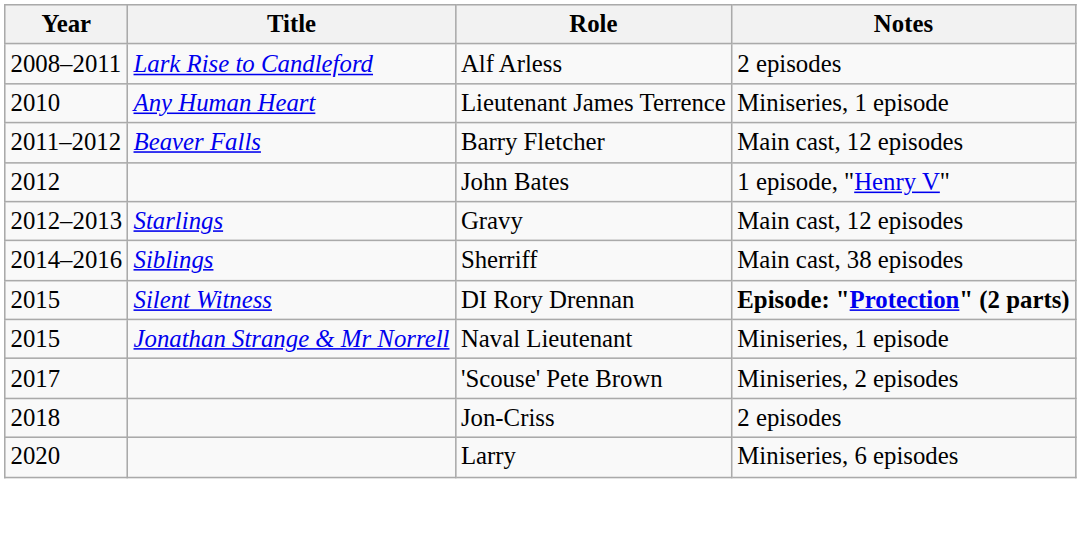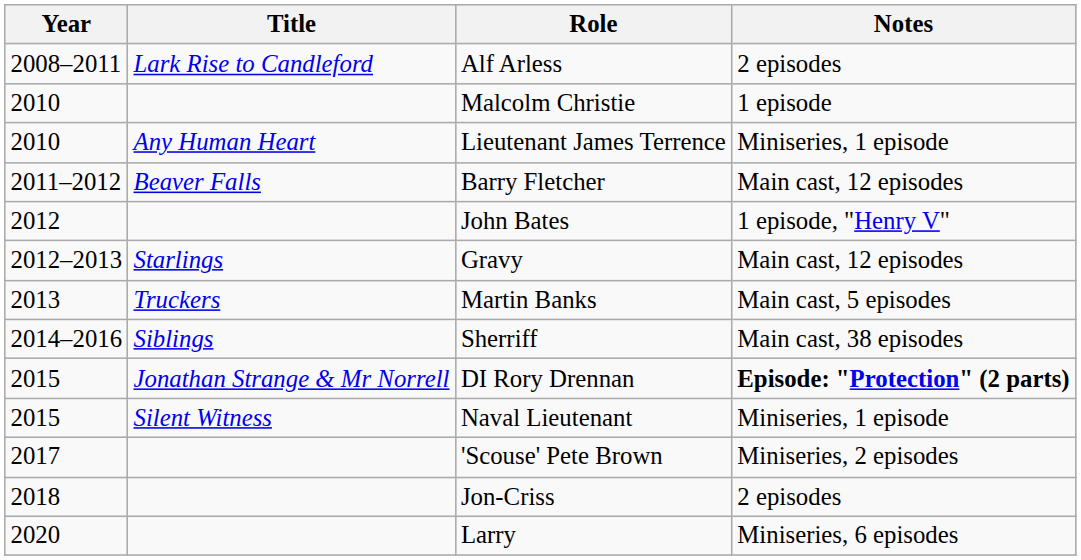+ row: (548, 102)
+ row: (529, 299)
(203, 299) Silent Witness -> (292, 378) Jonathan Strange & Mr Norrell
(292, 338) Jonathan Strange & Mr Norrell -> (203, 417) Silent Witness
